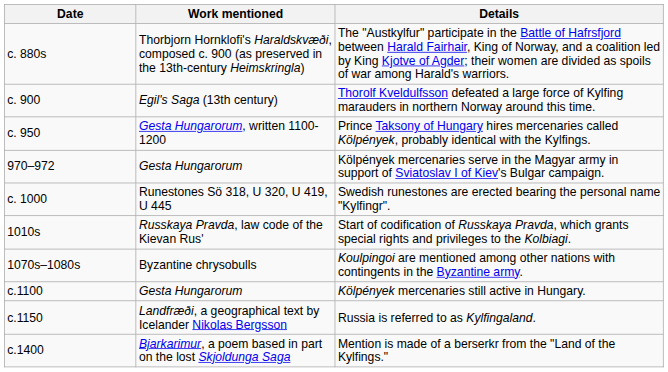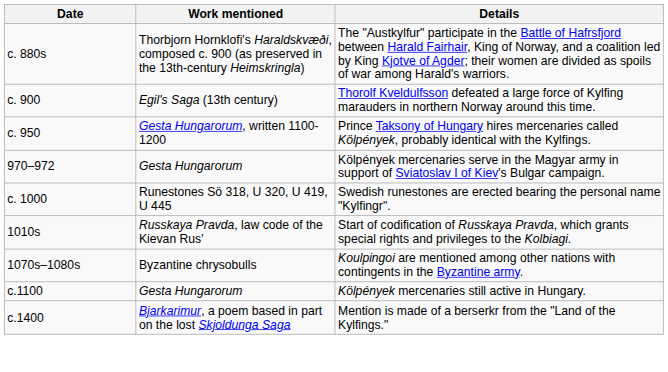- row: (437, 317)
